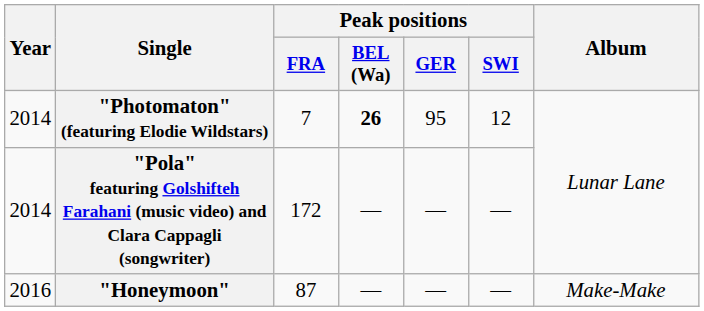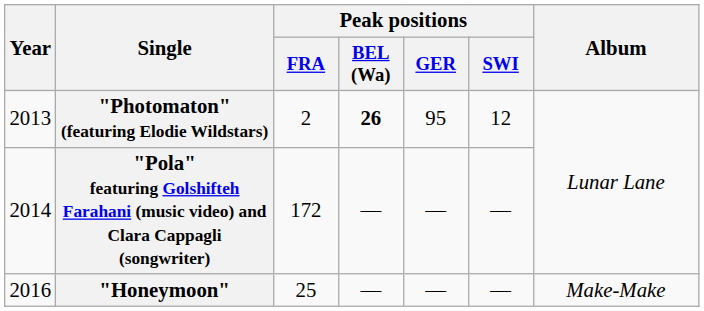(30, 118) 2014 -> (30, 118) 2013
(306, 118) 7 -> (306, 118) 2
(306, 289) 87 -> (306, 289) 25
